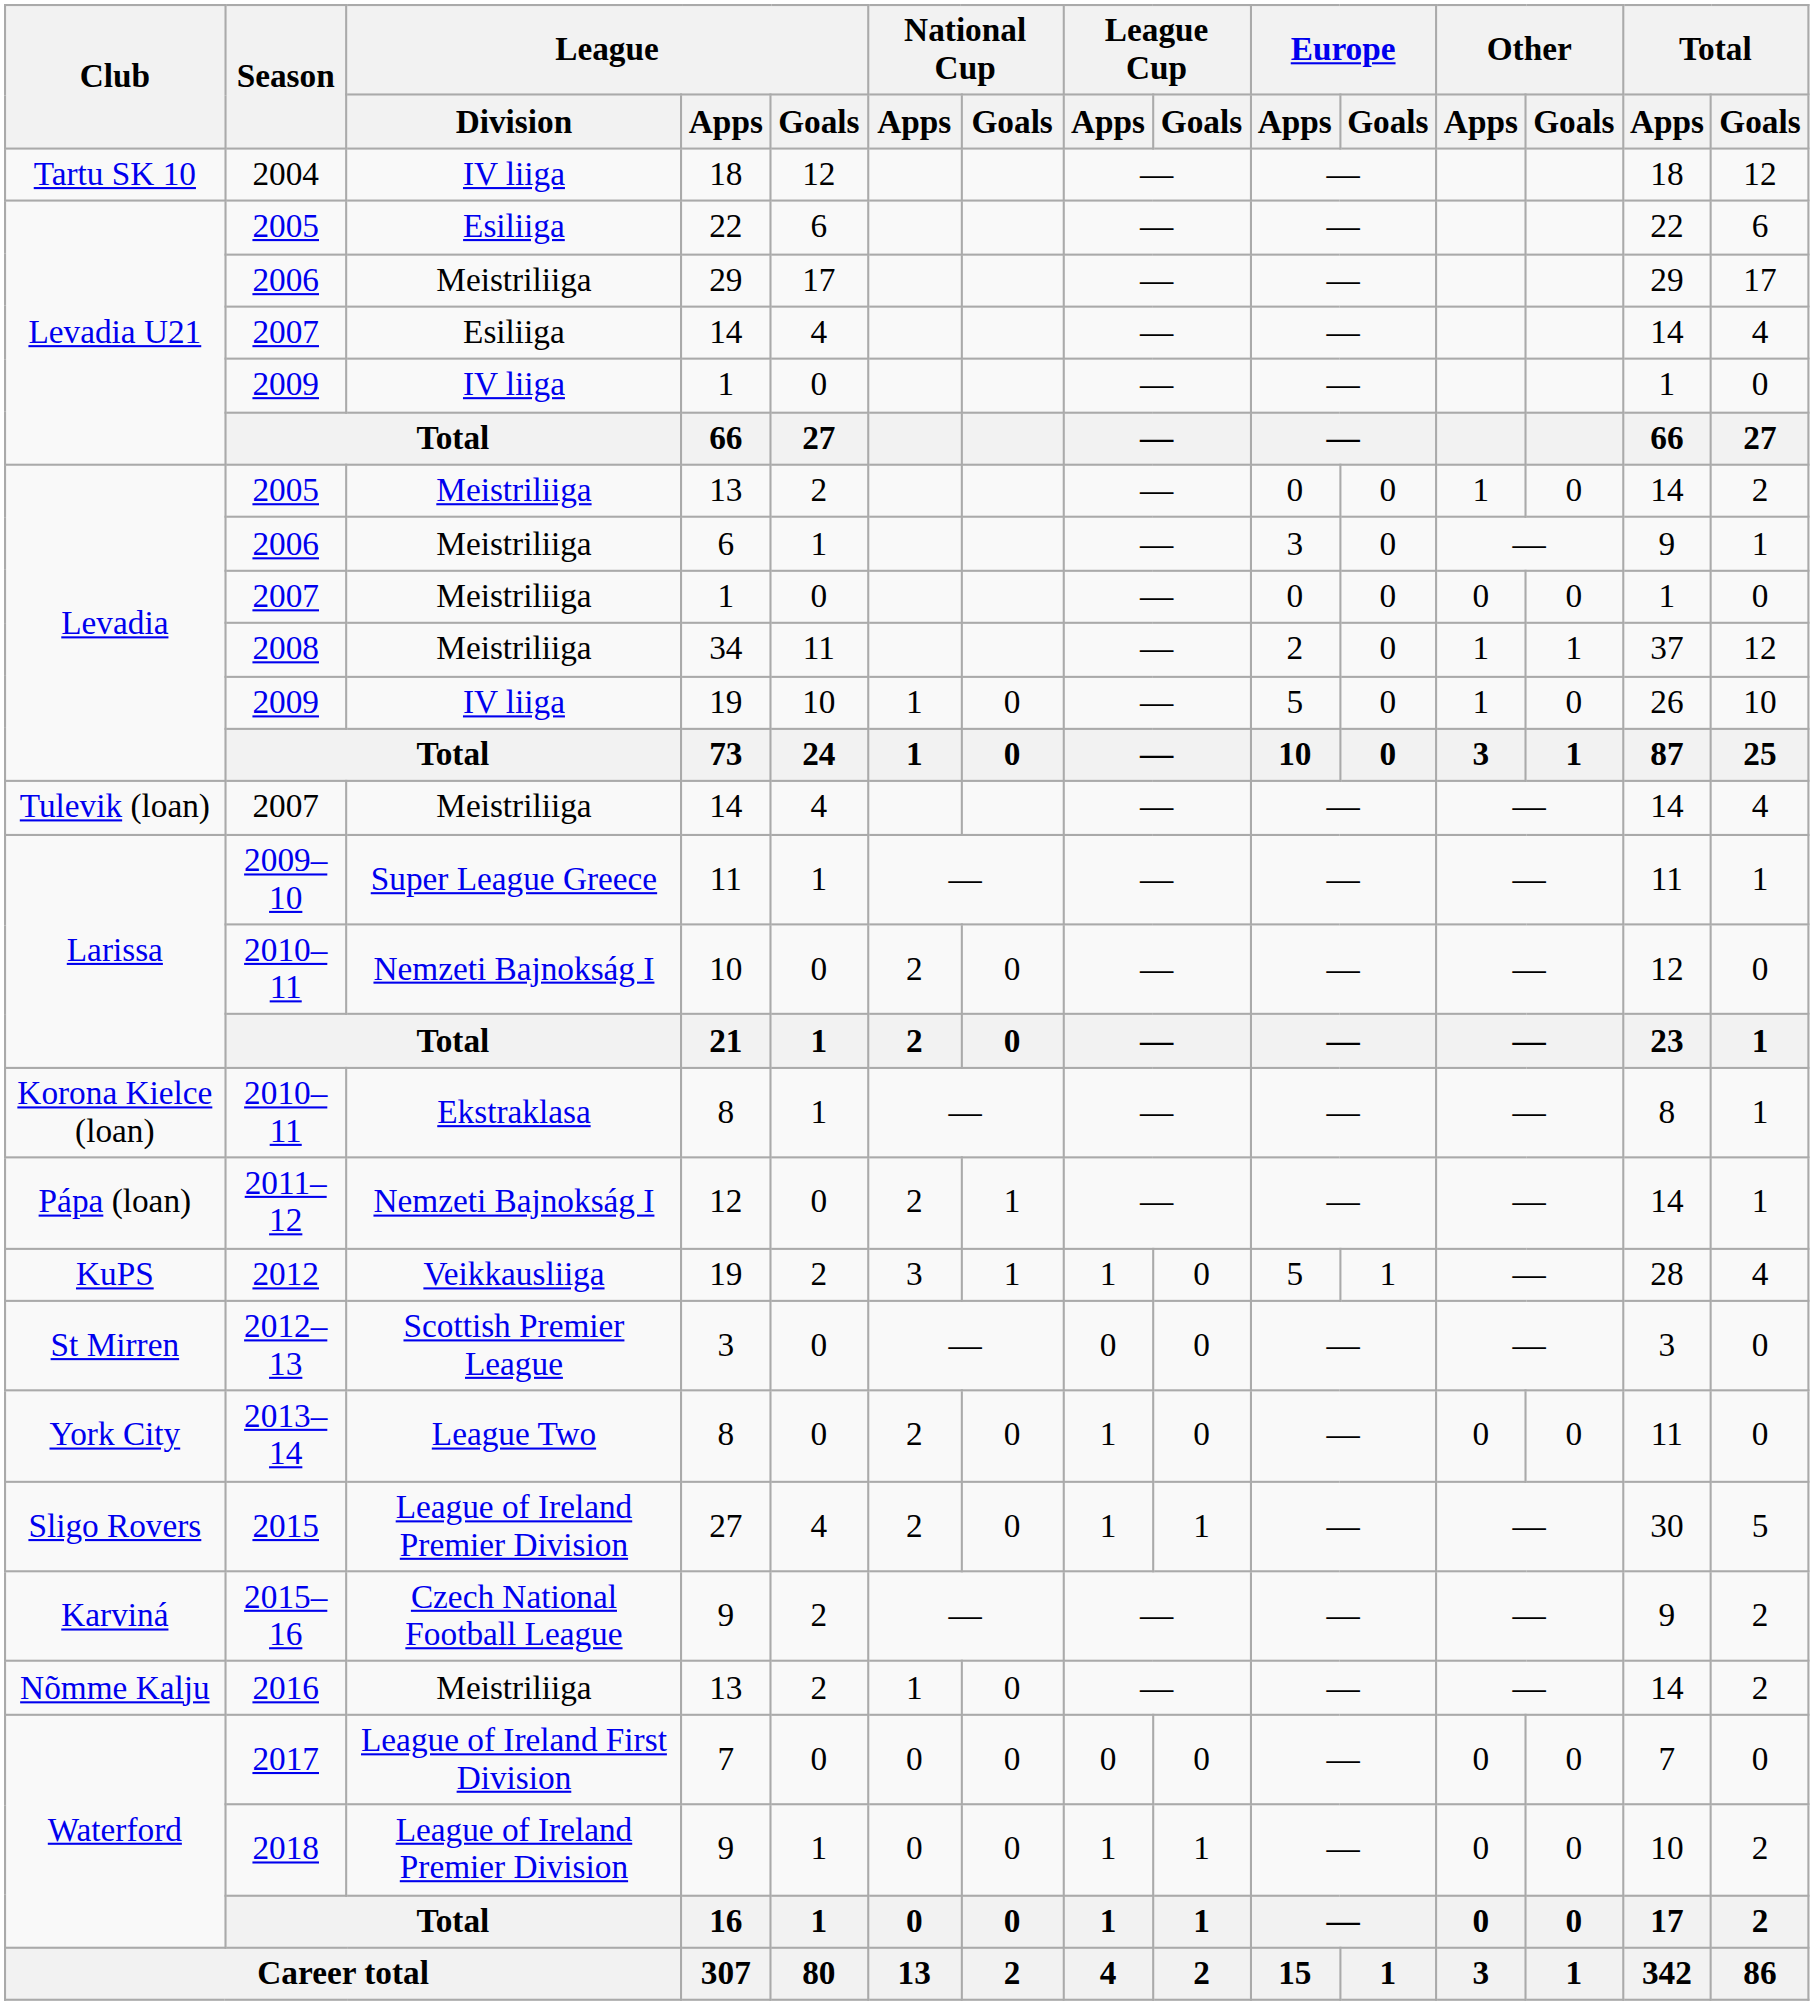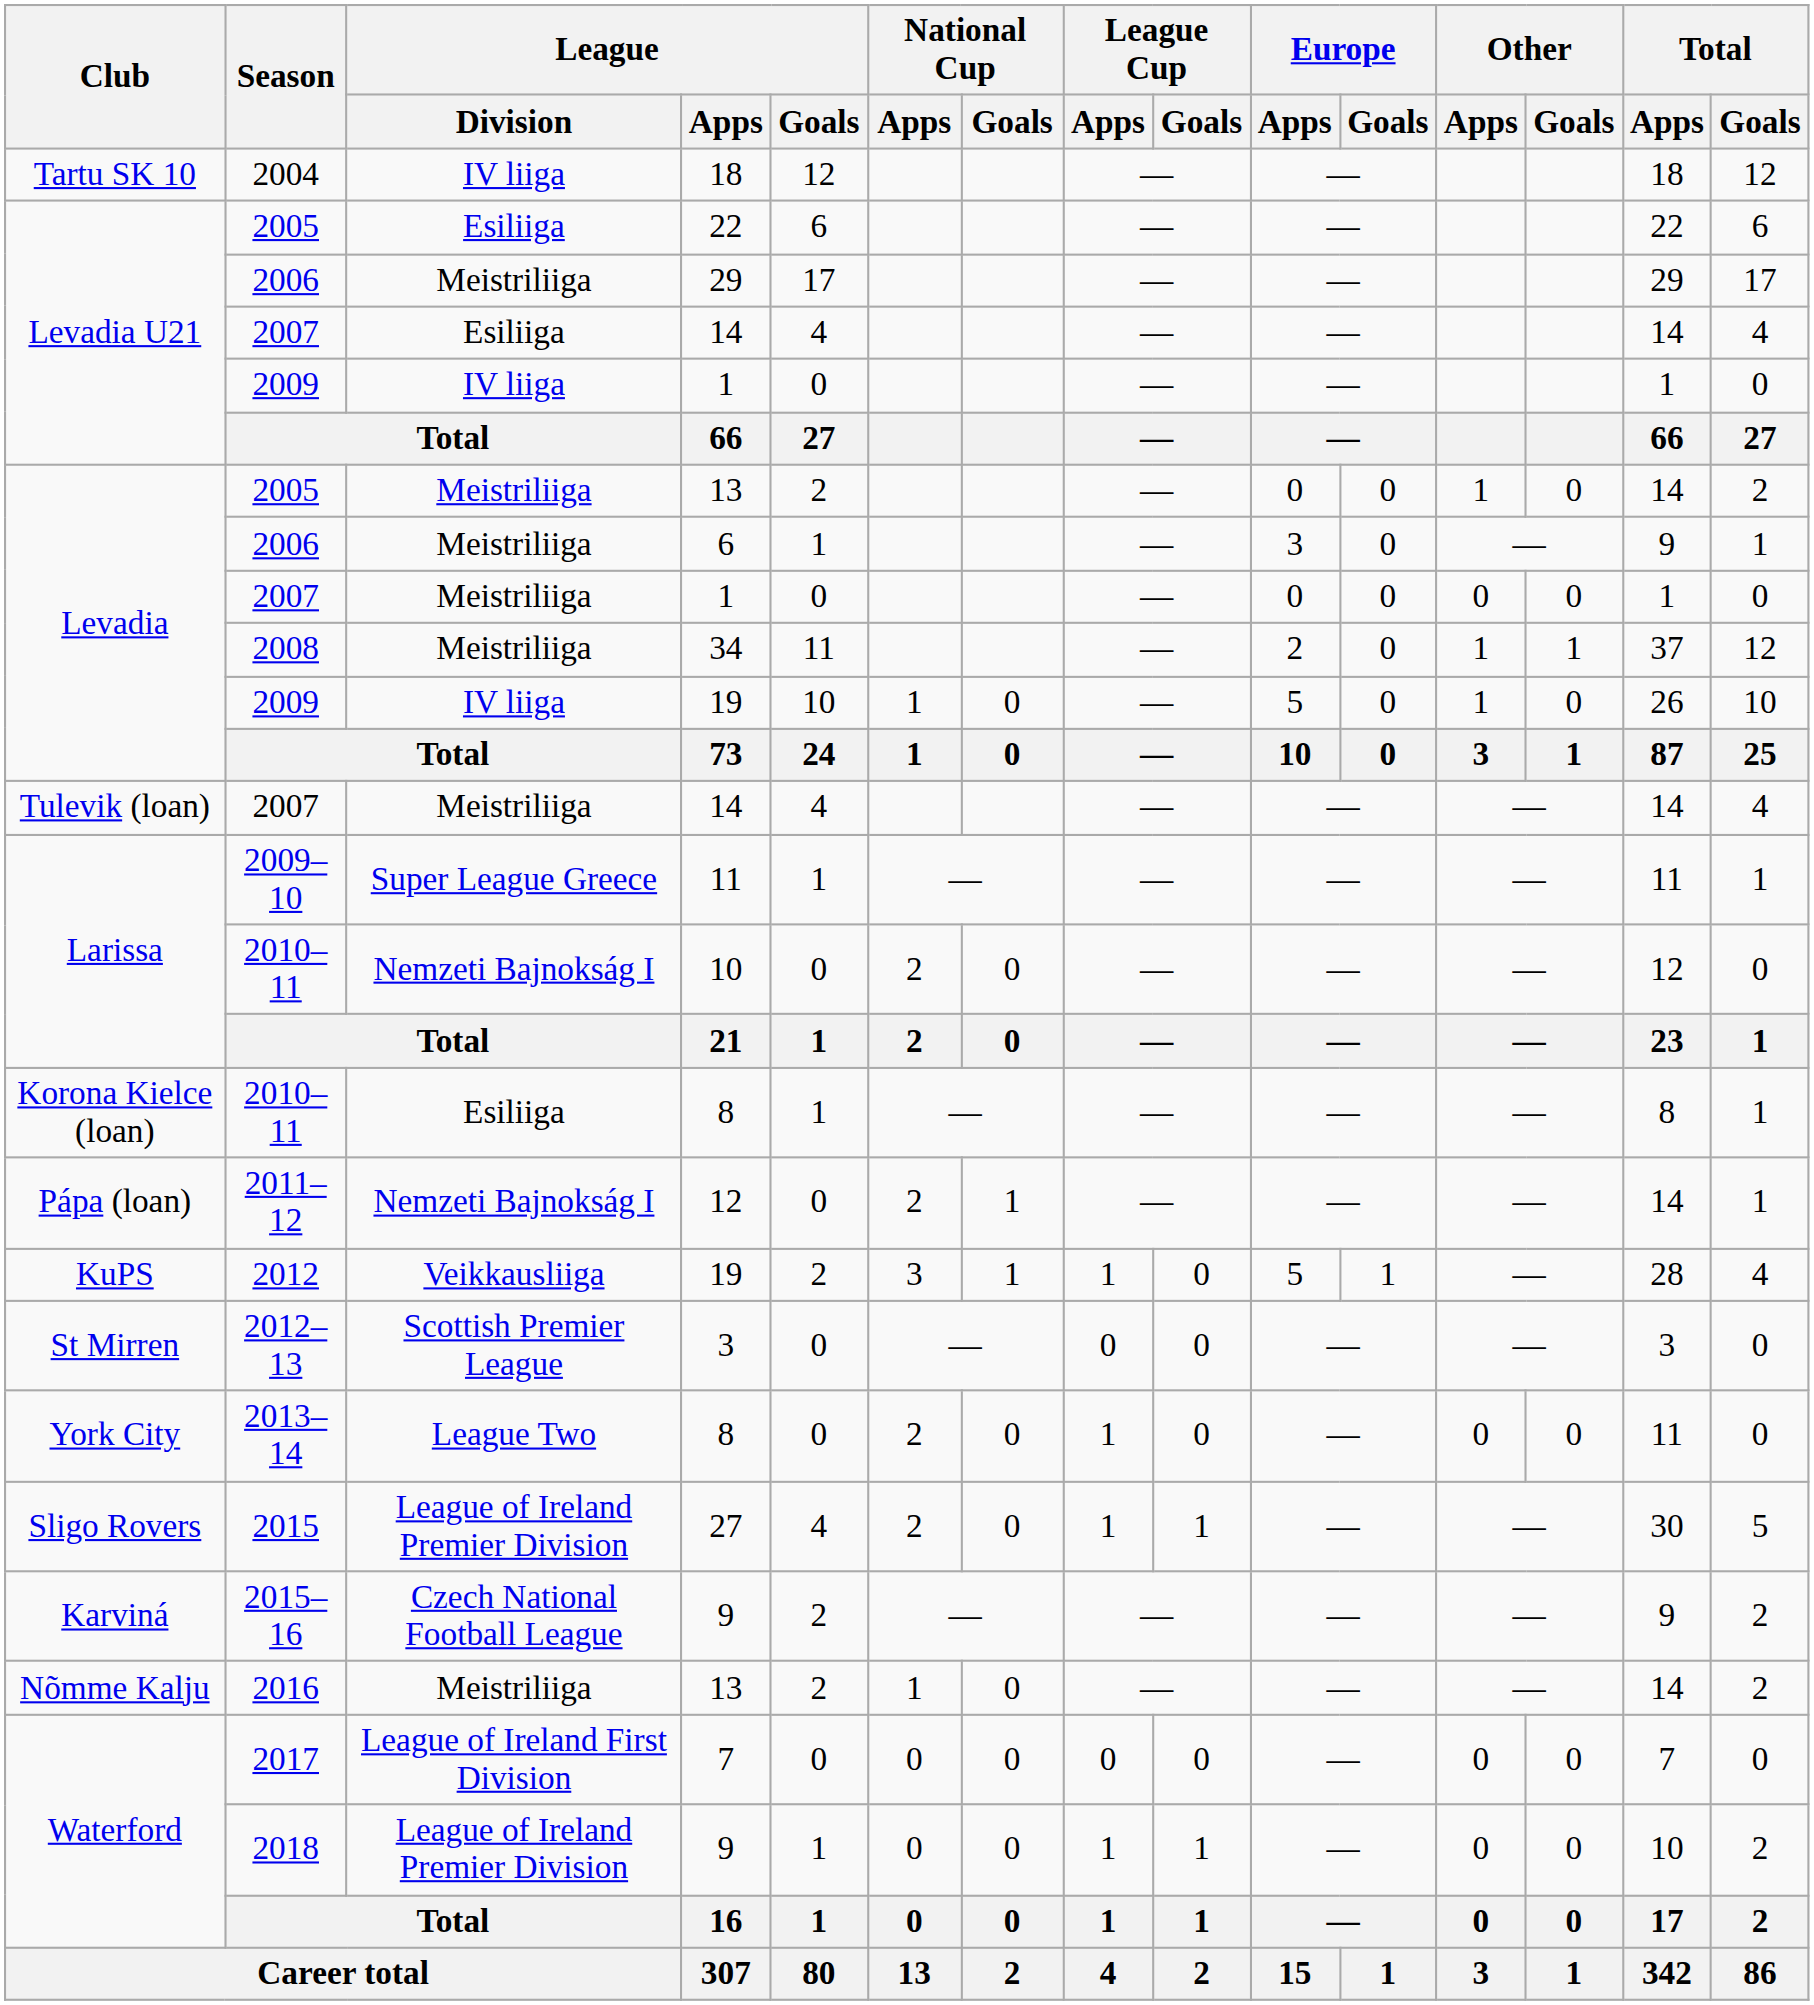(514, 1111) Ekstraklasa -> (514, 1111) Esiliiga
